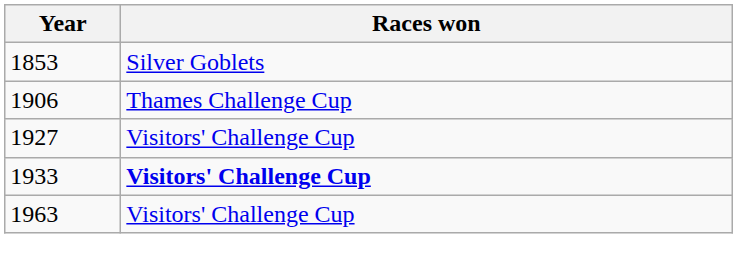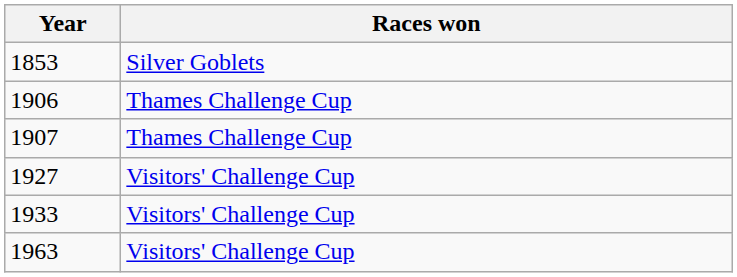+ row: (34, 137)
(249, 175) bold -> (240, 213) normal
